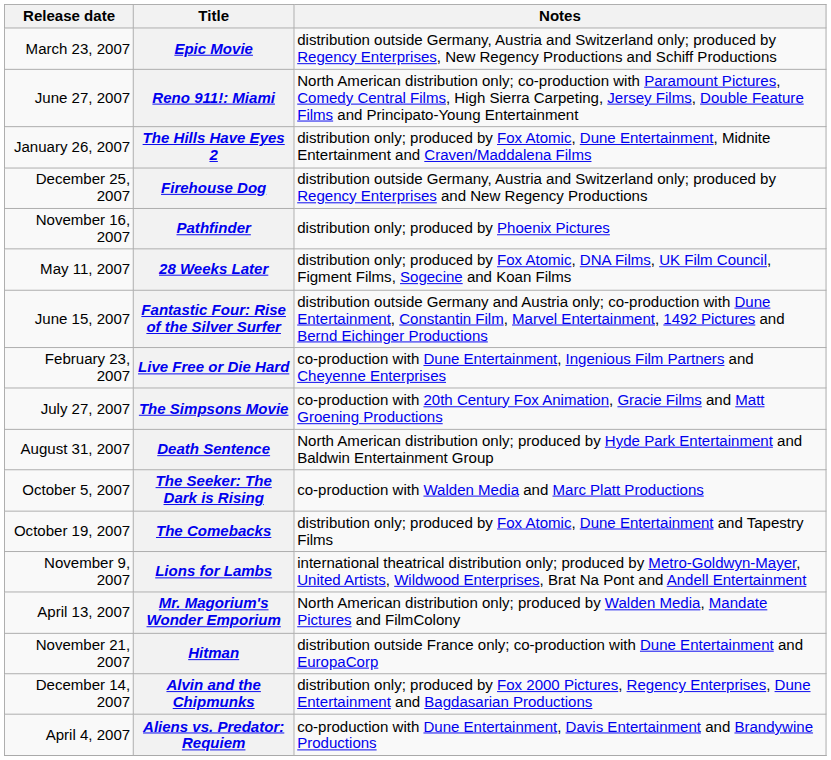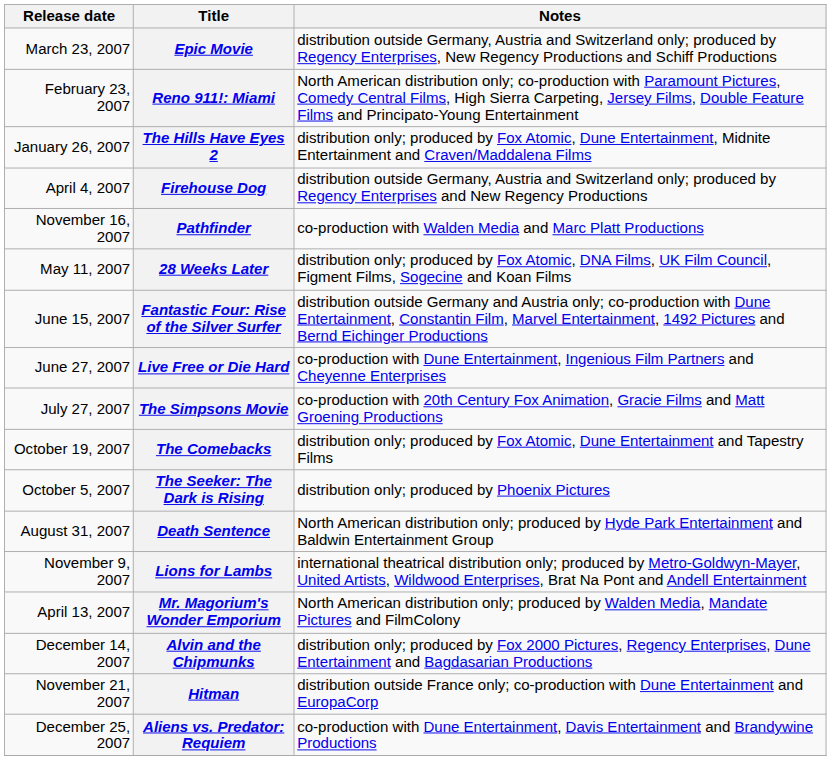(82, 97) June 27, 2007 -> (87, 97) February 23, 2007
(83, 187) December 25, 2007 -> (88, 187) April 4, 2007
(454, 228) distribution only; produced by Phoenix Pictures -> (500, 228) co-production with Walden Media and Marc Platt Productions
(87, 367) February 23, 2007 -> (82, 367) June 27, 2007
rows swapped: (214, 449) <-> (214, 531)
(500, 490) co-production with Walden Media and Marc Platt Productions -> (454, 490) distribution only; produced by Phoenix Pictures
rows swapped: (214, 653) <-> (214, 694)
(88, 734) April 4, 2007 -> (83, 734) December 25, 2007
